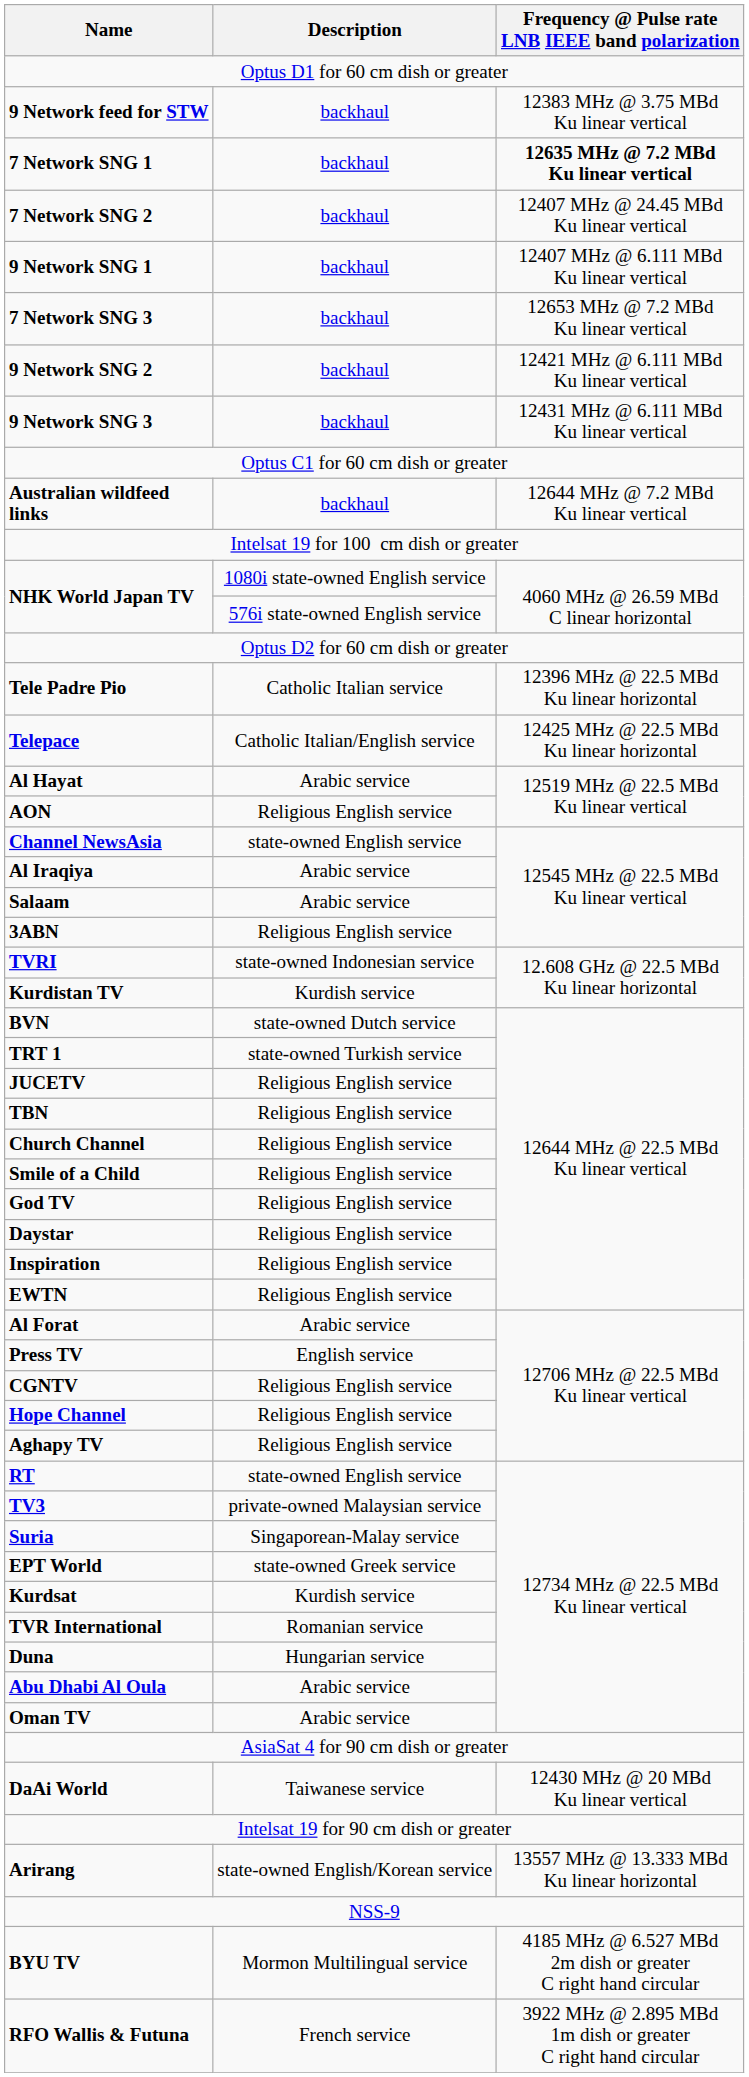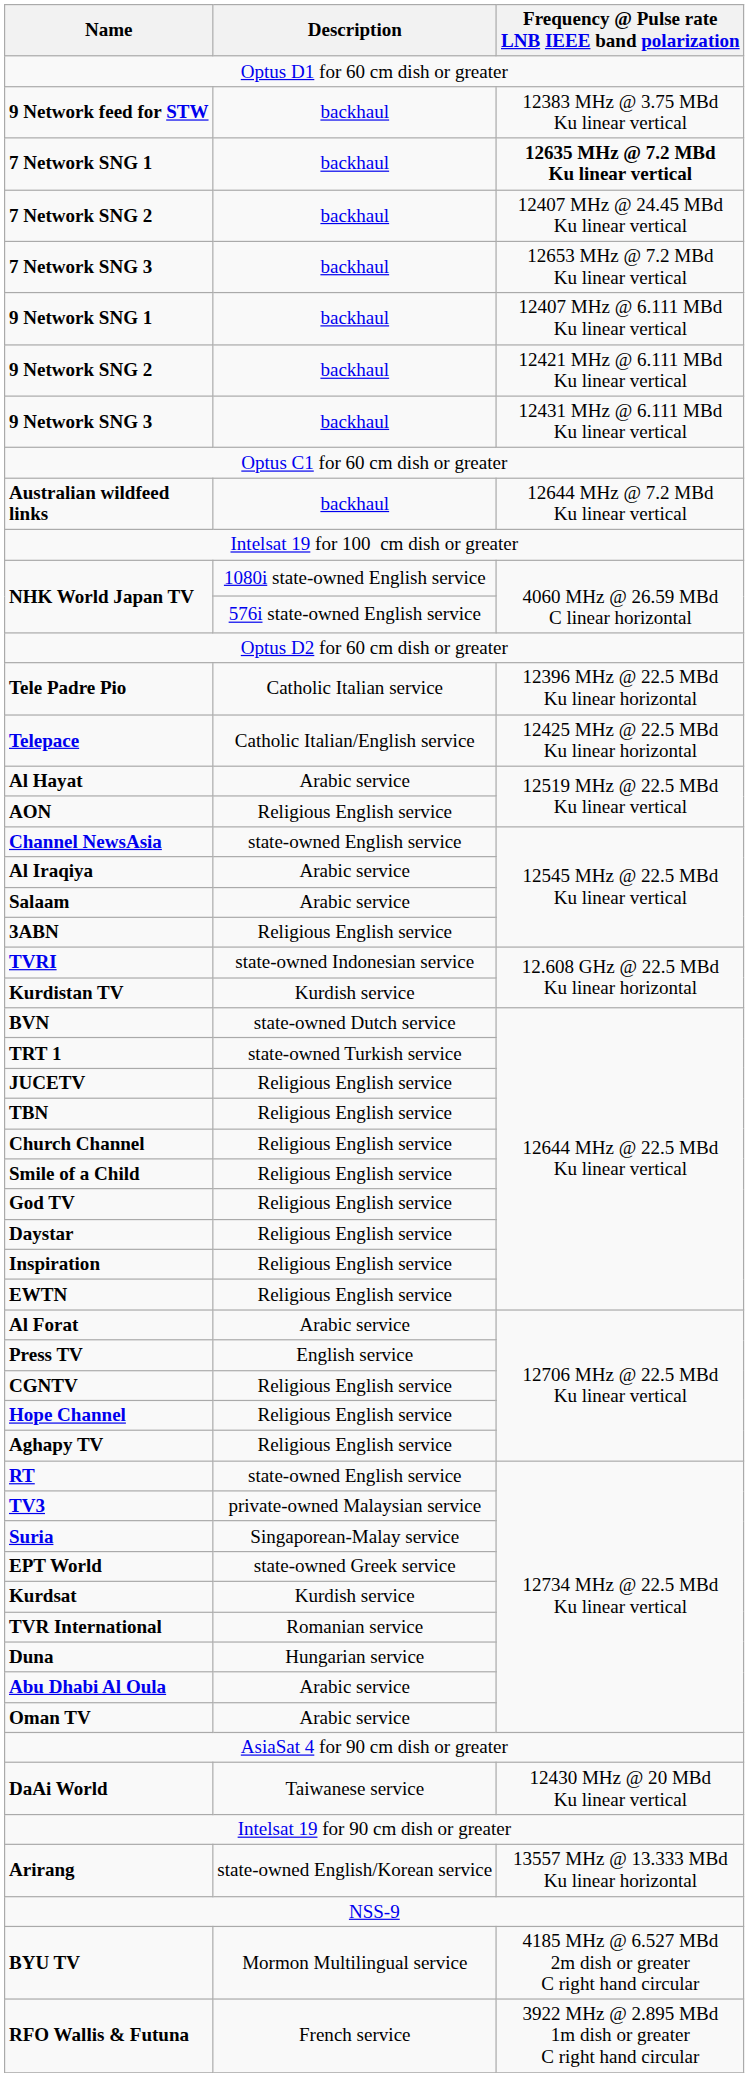rows swapped: (81, 318) <-> (81, 266)
